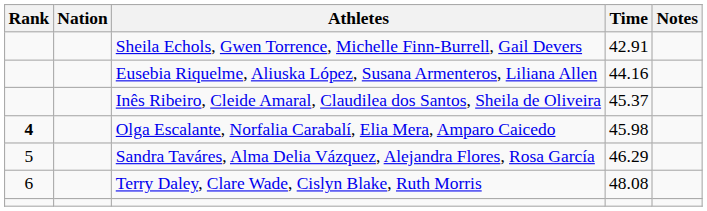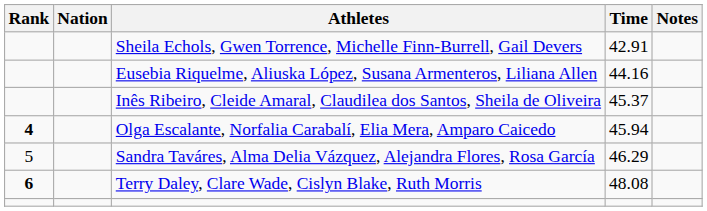(629, 128) 45.98 -> (629, 128) 45.94
(29, 184) normal -> (29, 184) bold
